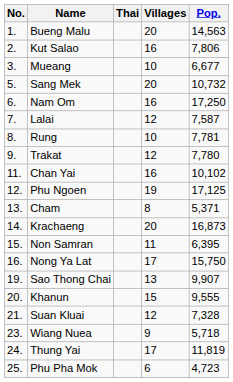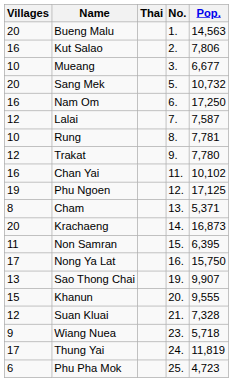columns swapped: (16, 13) <-> (165, 13)
